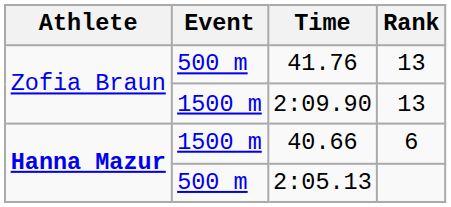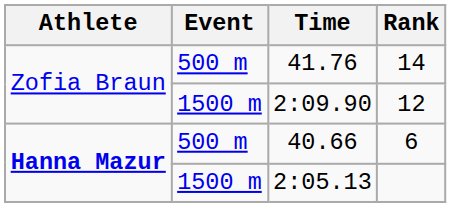(411, 64) 13 -> (411, 64) 14
(411, 103) 13 -> (411, 103) 12
(219, 143) 1500 m -> (212, 143) 500 m
(212, 182) 500 m -> (219, 182) 1500 m
